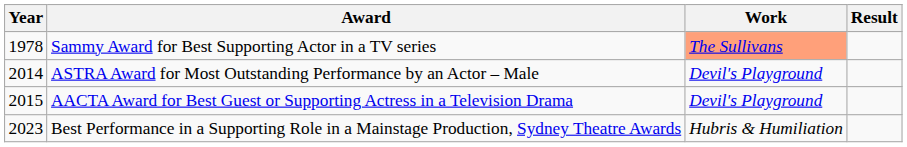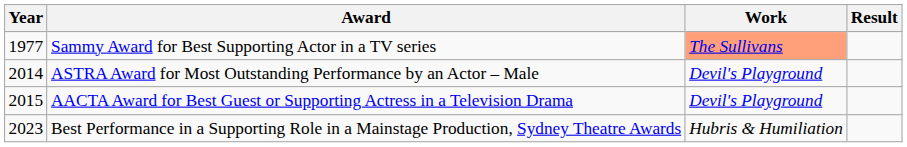(26, 45) 1978 -> (26, 45) 1977
